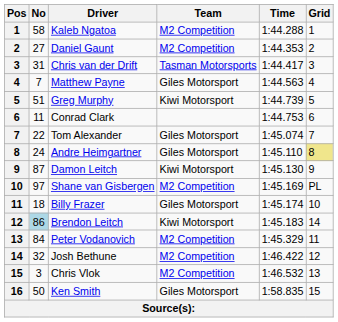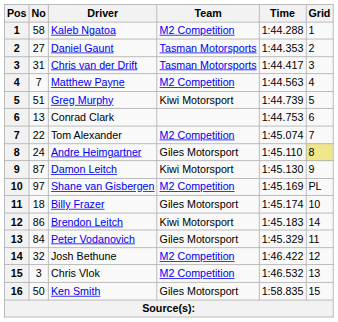(197, 48) M2 Competition -> (208, 48) Tasman Motorsports
(199, 82) Giles Motorsport -> (197, 82) M2 Competition
(39, 117) 11 -> (39, 117) 13
(199, 135) Giles Motorsport -> (197, 135) M2 Competition
(39, 221) lightblue background -> (39, 221) no background
(197, 239) M2 Competition -> (199, 239) Giles Motorsport
